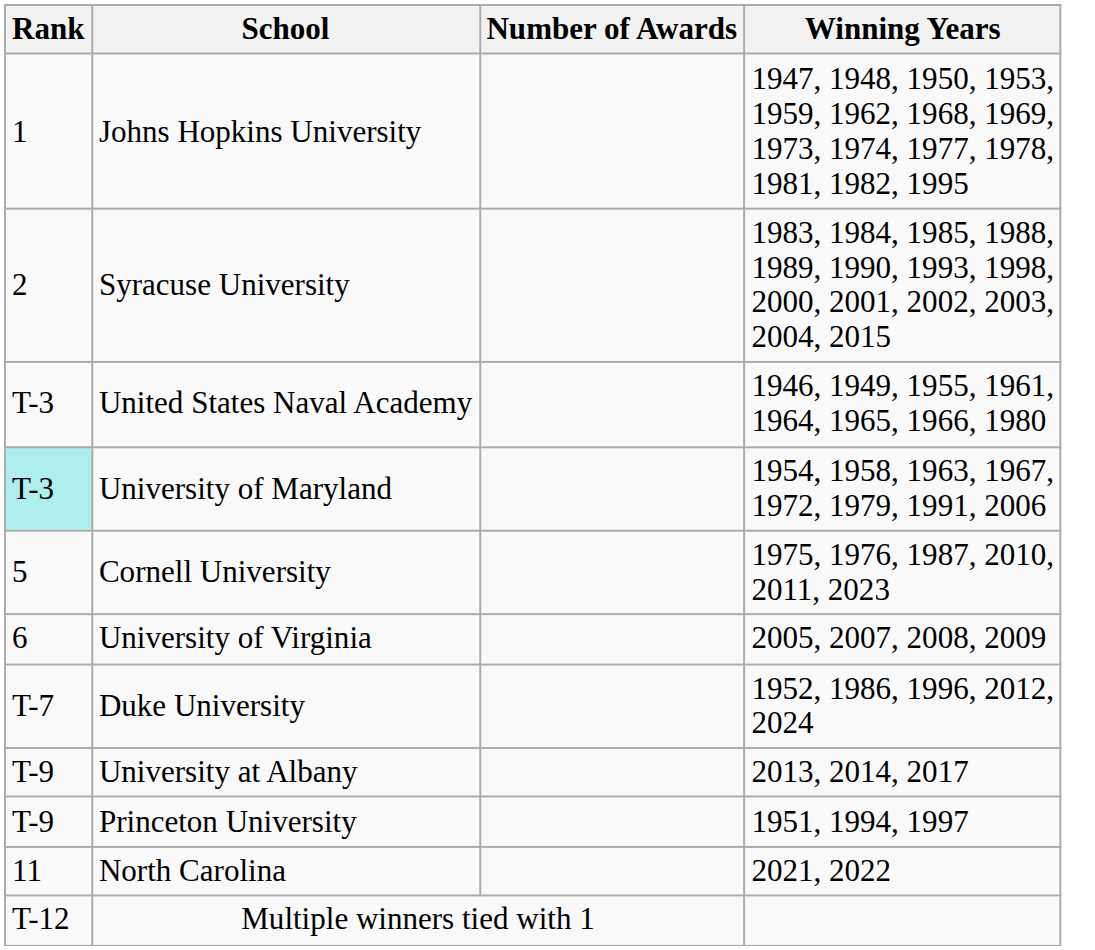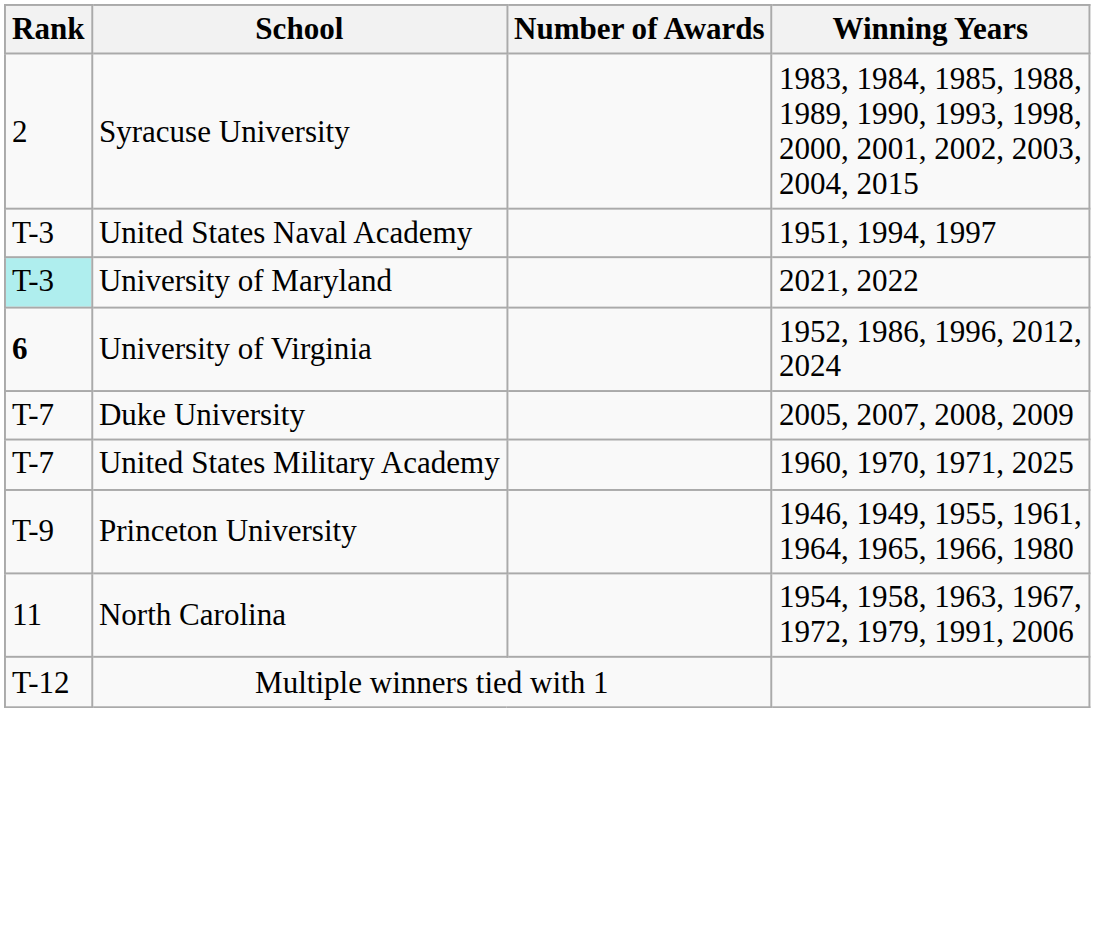- row: (260, 130)
(903, 403) 1946, 1949, 1955, 1961, 1964, 1965, 1966, 1980 -> (888, 232) 1951, 1994, 1997
(903, 487) 1954, 1958, 1963, 1967, 1972, 1979, 1991, 2006 -> (849, 281) 2021, 2022
- row: (215, 572)
(20, 638) normal -> (20, 348) bold
(899, 638) 2005, 2007, 2008, 2009 -> (930, 348) 1952, 1986, 1996, 2012, 2024
(903, 705) 1952, 1986, 1996, 2012, 2024 -> (926, 414) 2005, 2007, 2008, 2009
+ row: (299, 464)
- row: (228, 772)
(860, 821) 1951, 1994, 1997 -> (930, 530) 1946, 1949, 1955, 1961, 1964, 1965, 1966, 1980
(821, 870) 2021, 2022 -> (930, 614) 1954, 1958, 1963, 1967, 1972, 1979, 1991, 2006
